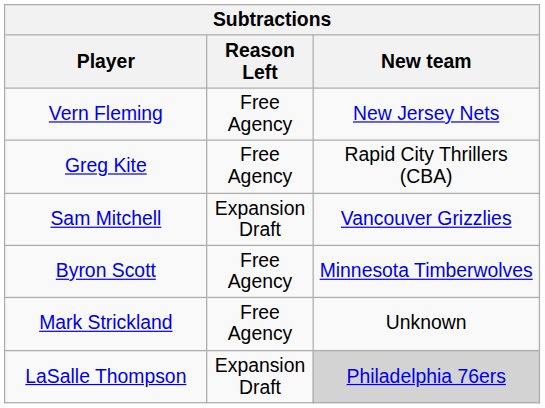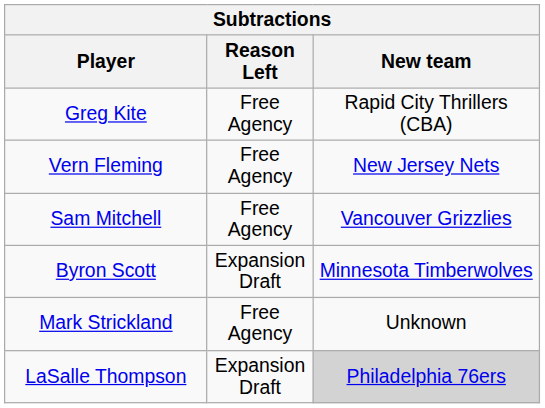rows swapped: (106, 113) <-> (106, 166)
(260, 218) Expansion Draft -> (260, 218) Free Agency
(260, 271) Free Agency -> (260, 271) Expansion Draft
